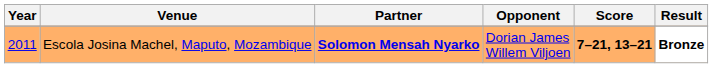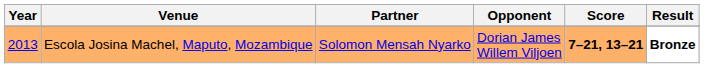(22, 44) 2011 -> (23, 44) 2013
(399, 44) bold -> (395, 44) normal
